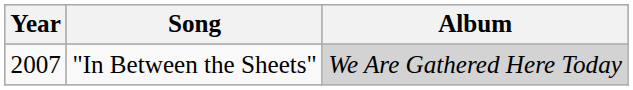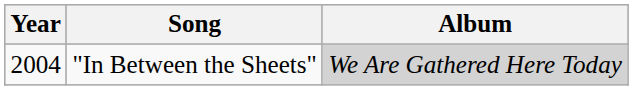(36, 64) 2007 -> (36, 64) 2004
